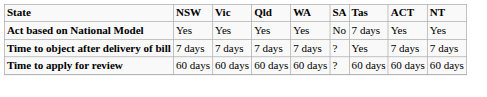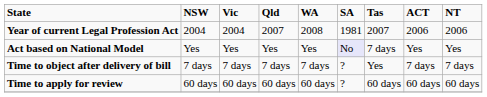+ row: (93, 30)
(339, 30) no background -> (347, 48) lavender background
